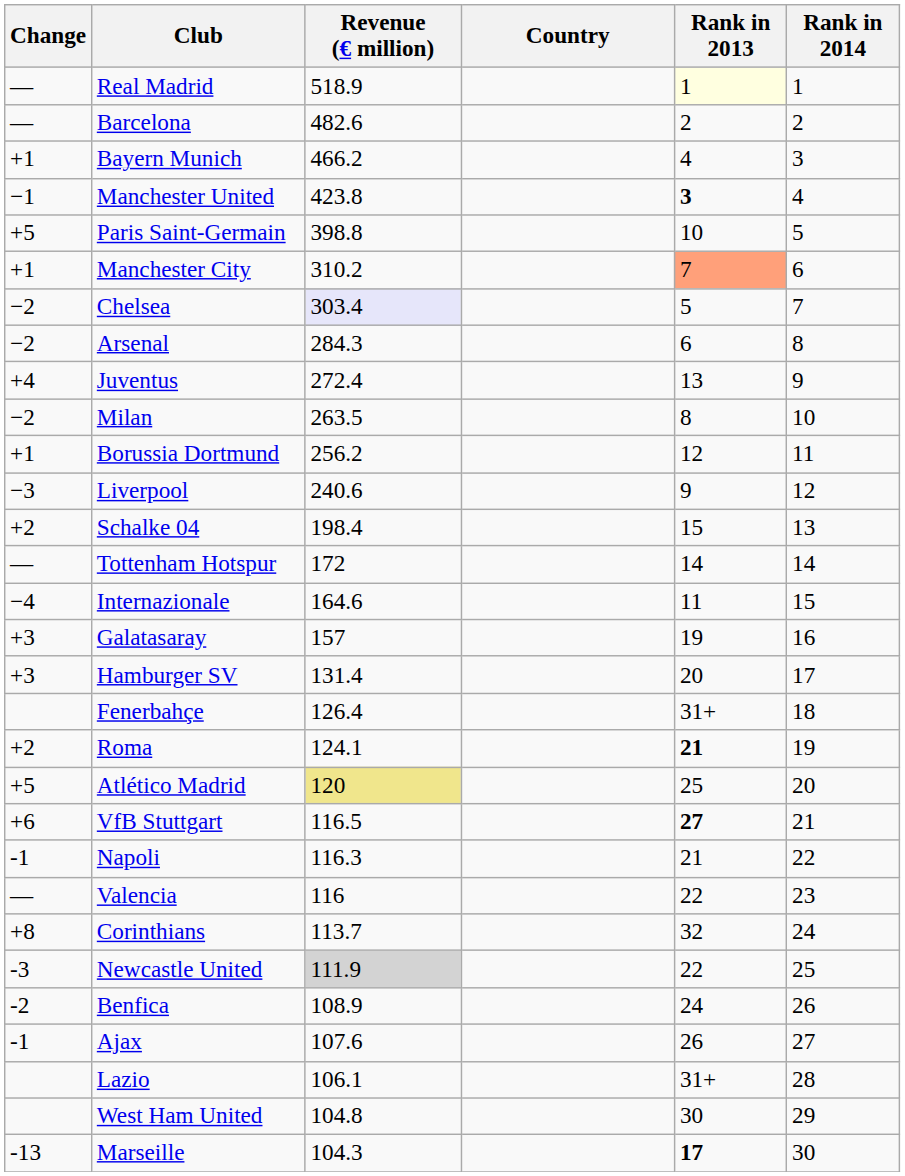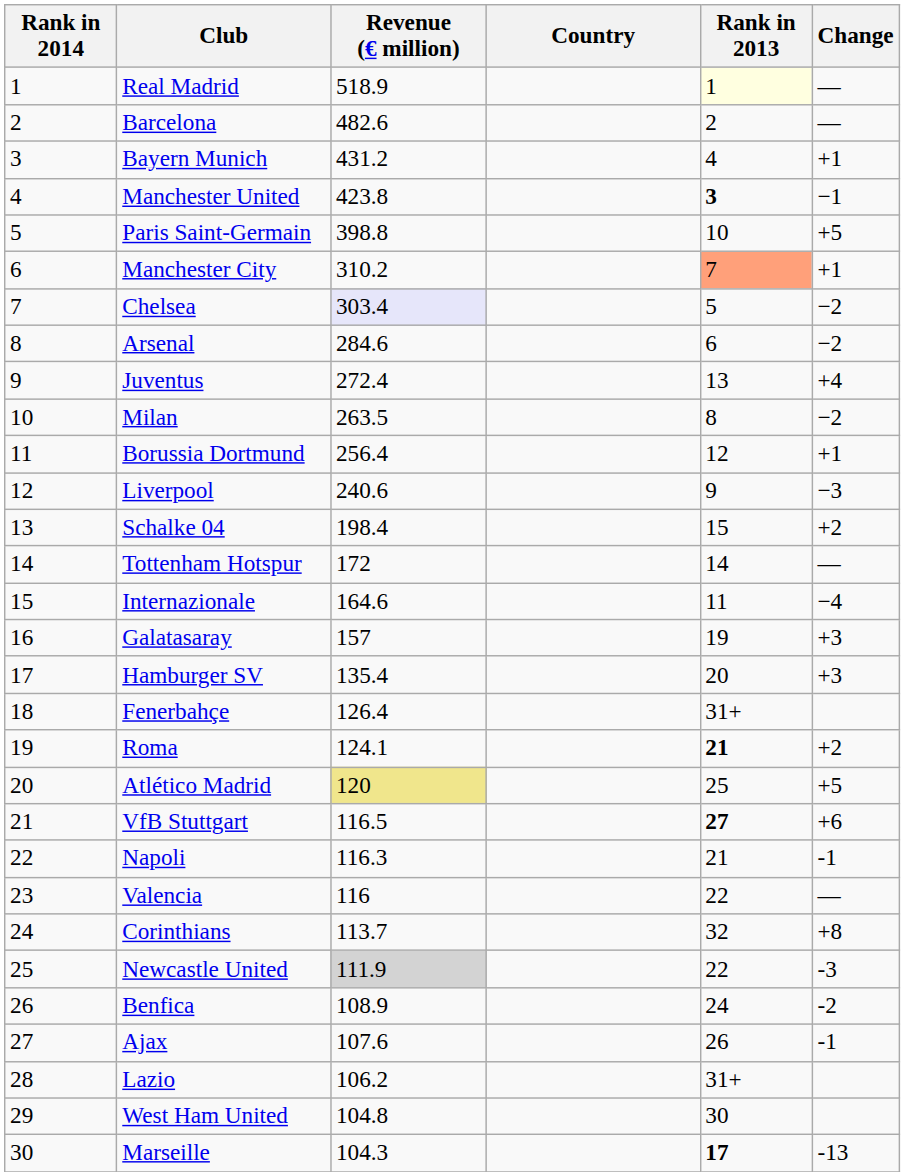columns swapped: (843, 35) <-> (48, 35)
(337, 159) 466.2 -> (362, 159) 431.2
(337, 343) 284.3 -> (362, 343) 284.6
(337, 453) 256.2 -> (362, 453) 256.4
(337, 674) 131.4 -> (362, 674) 135.4
(337, 1079) 106.1 -> (362, 1079) 106.2
